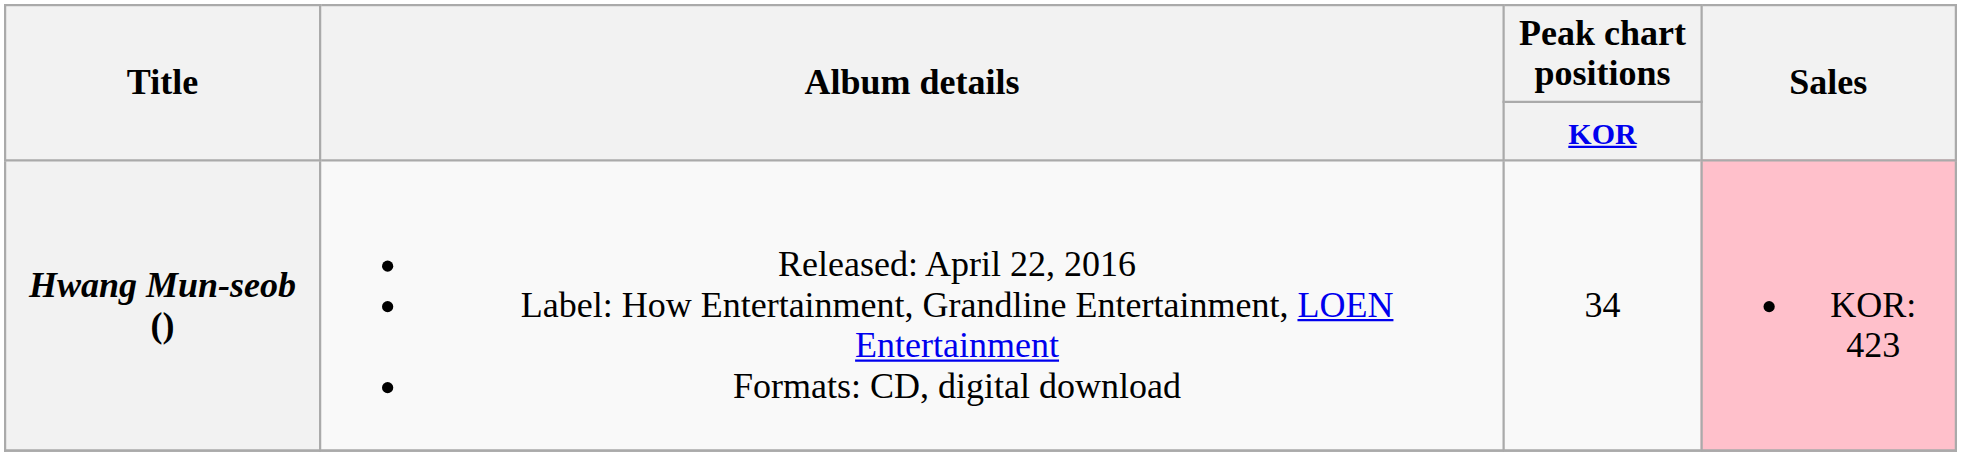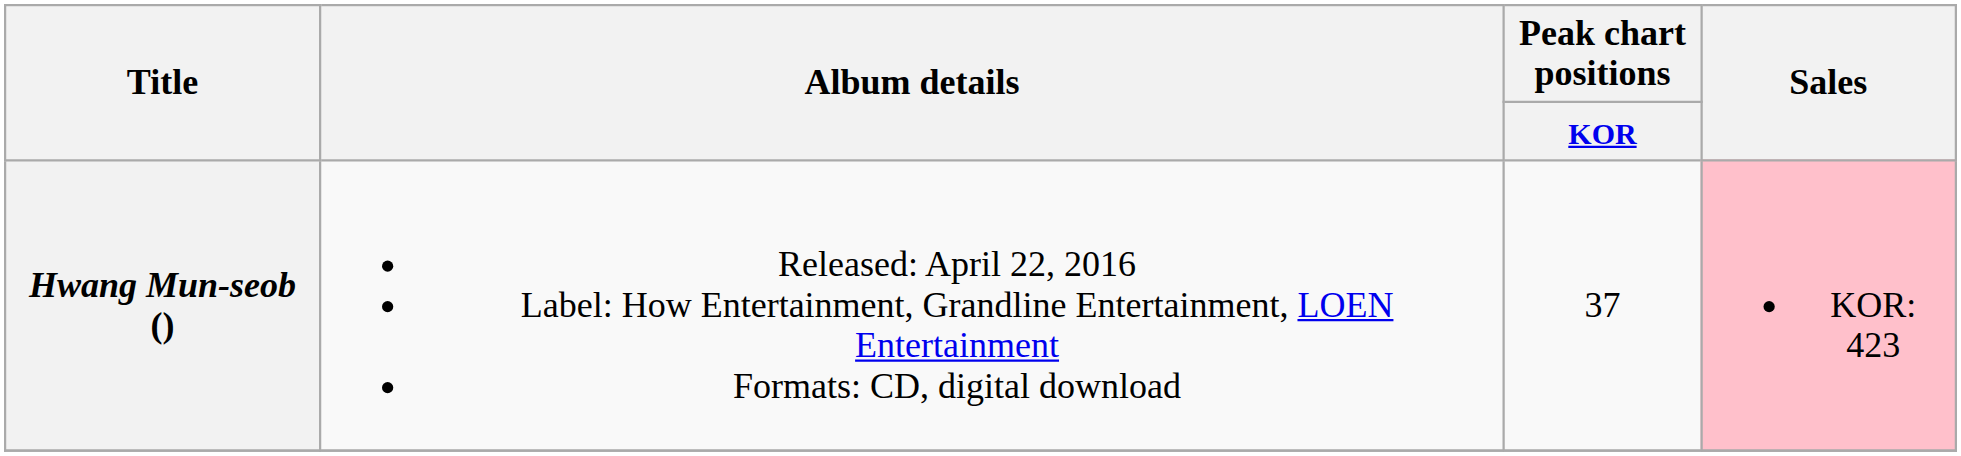(1602, 304) 34 -> (1602, 304) 37
